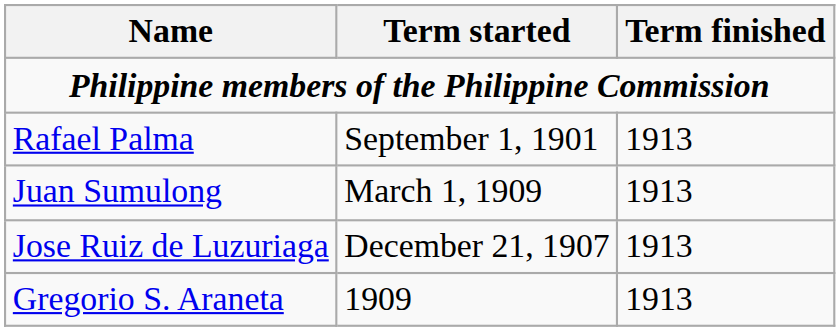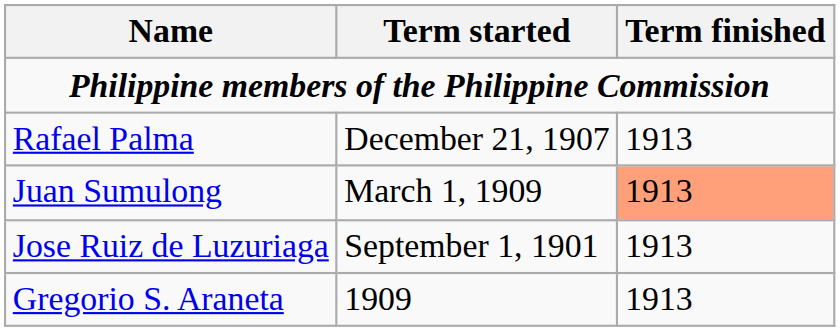(471, 138) September 1, 1901 -> (477, 138) December 21, 1907
(659, 191) no background -> (659, 191) lightsalmon background
(477, 245) December 21, 1907 -> (471, 245) September 1, 1901
